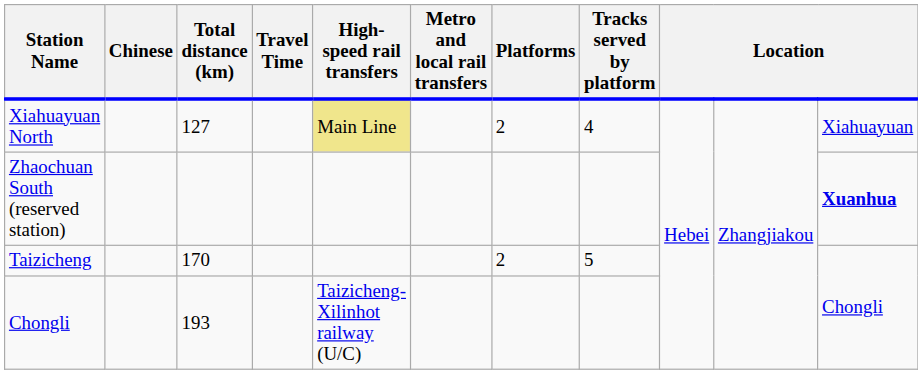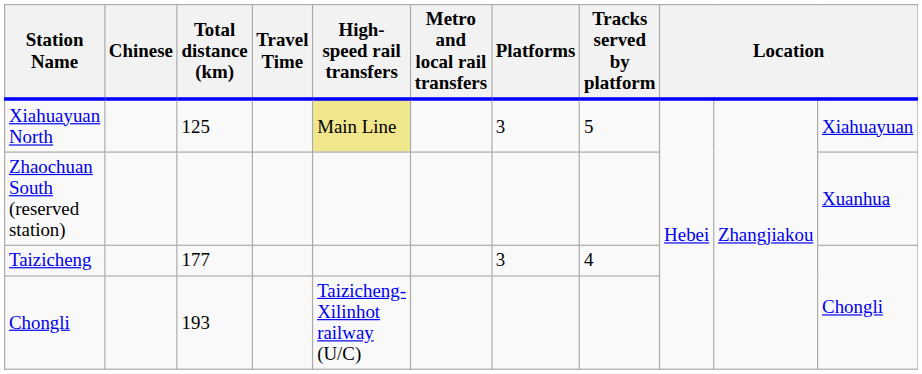(196, 126) 127 -> (196, 126) 125
(500, 126) 2 -> (500, 126) 3
(589, 126) 4 -> (589, 126) 5
(859, 198) bold -> (856, 198) normal
(196, 260) 170 -> (196, 260) 177
(500, 260) 2 -> (500, 260) 3
(589, 260) 5 -> (589, 260) 4
